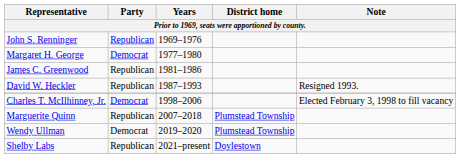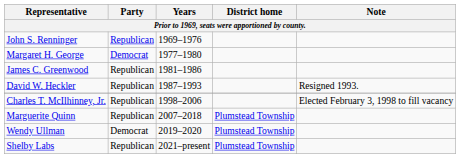(129, 100) Democrat -> (132, 100) Republican
(238, 146) Doylestown -> (254, 146) Plumstead Township
